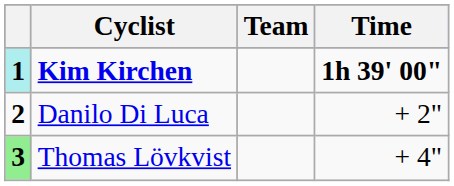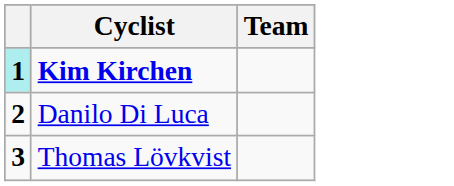- column: (382, 26)
(18, 157) lightgreen background -> (18, 157) no background
